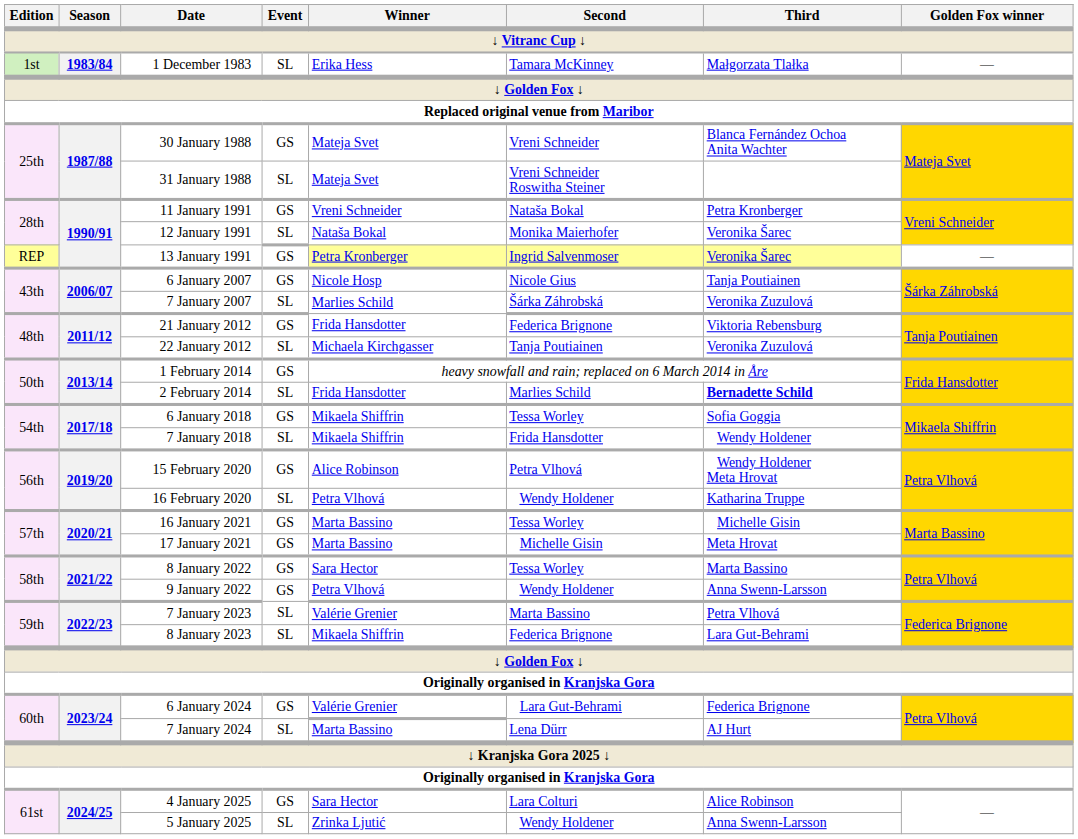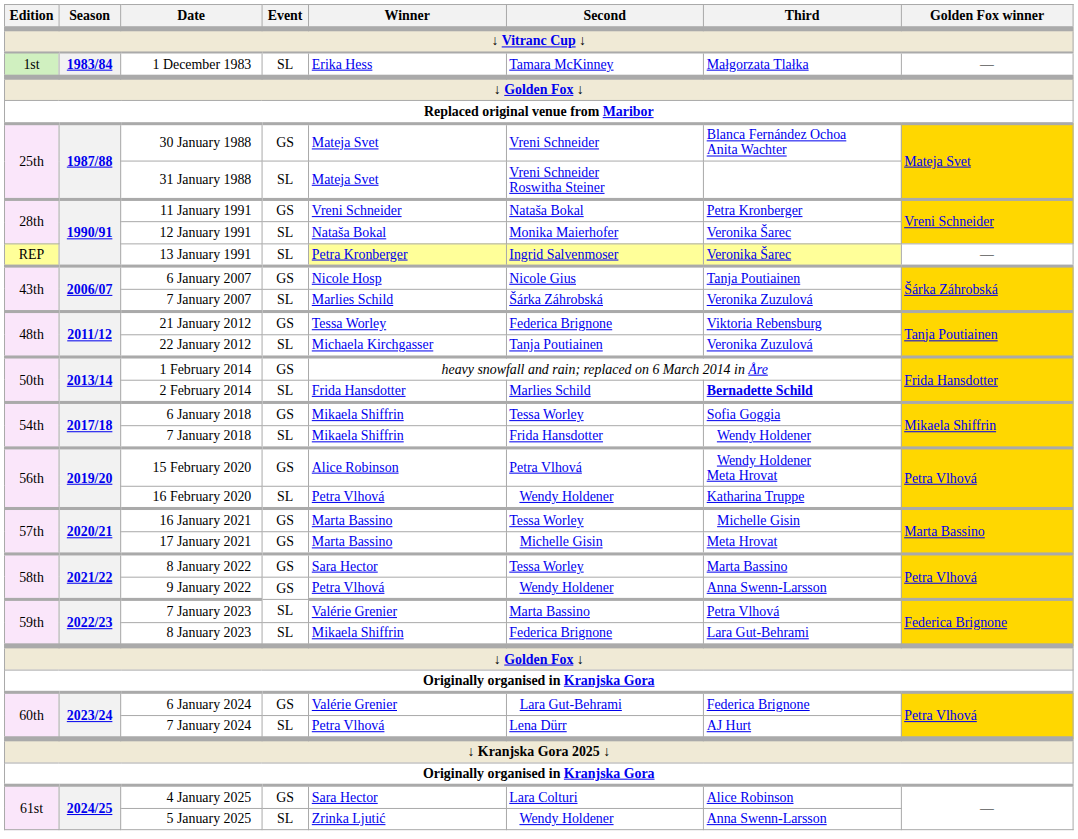(285, 256) GS -> (285, 254) SL
(359, 325) Frida Hansdotter -> (349, 323) Tessa Worley
(352, 730) Marta Bassino -> (348, 726) Petra Vlhová
